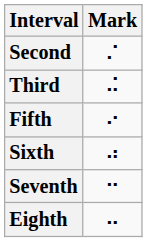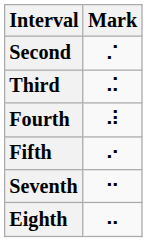+ row: (40, 119)
- row: (32, 152)
